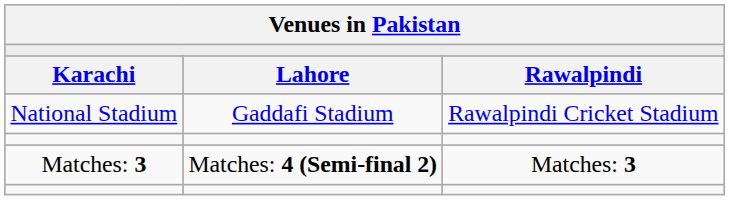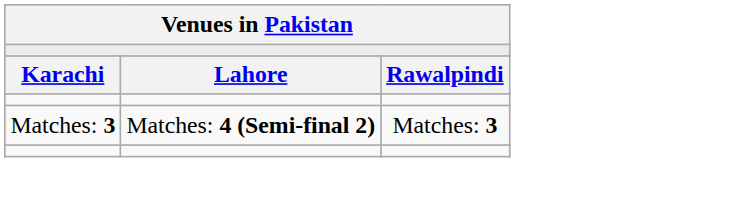- row: (94, 113)
